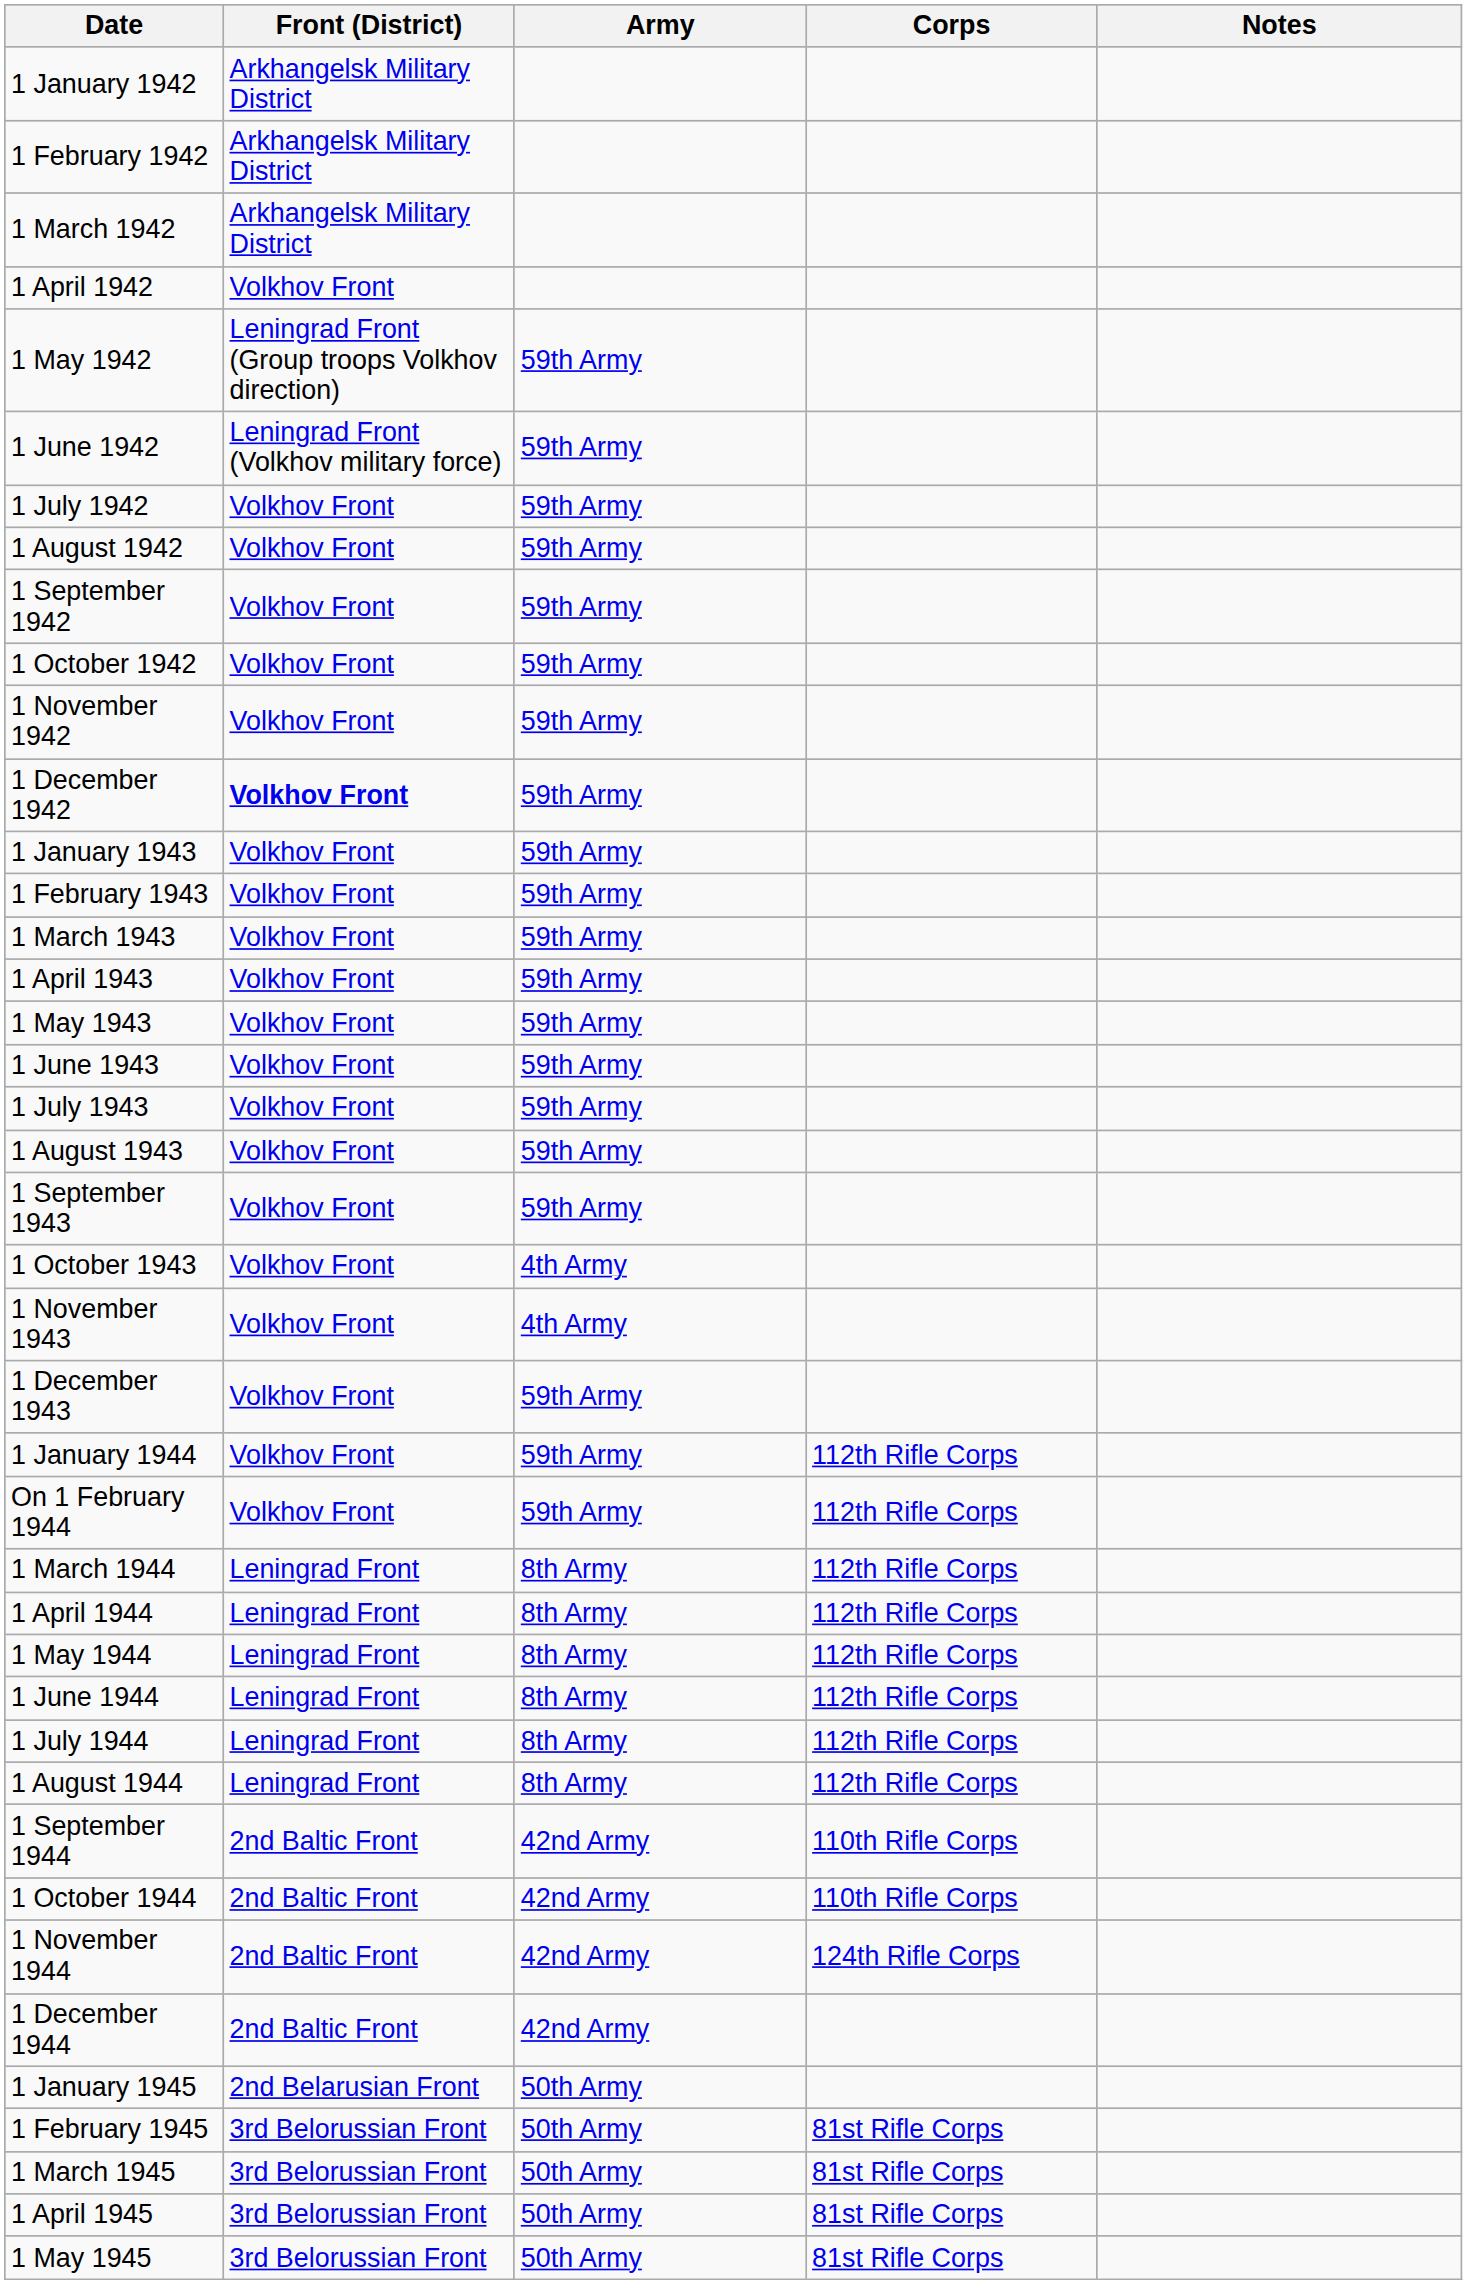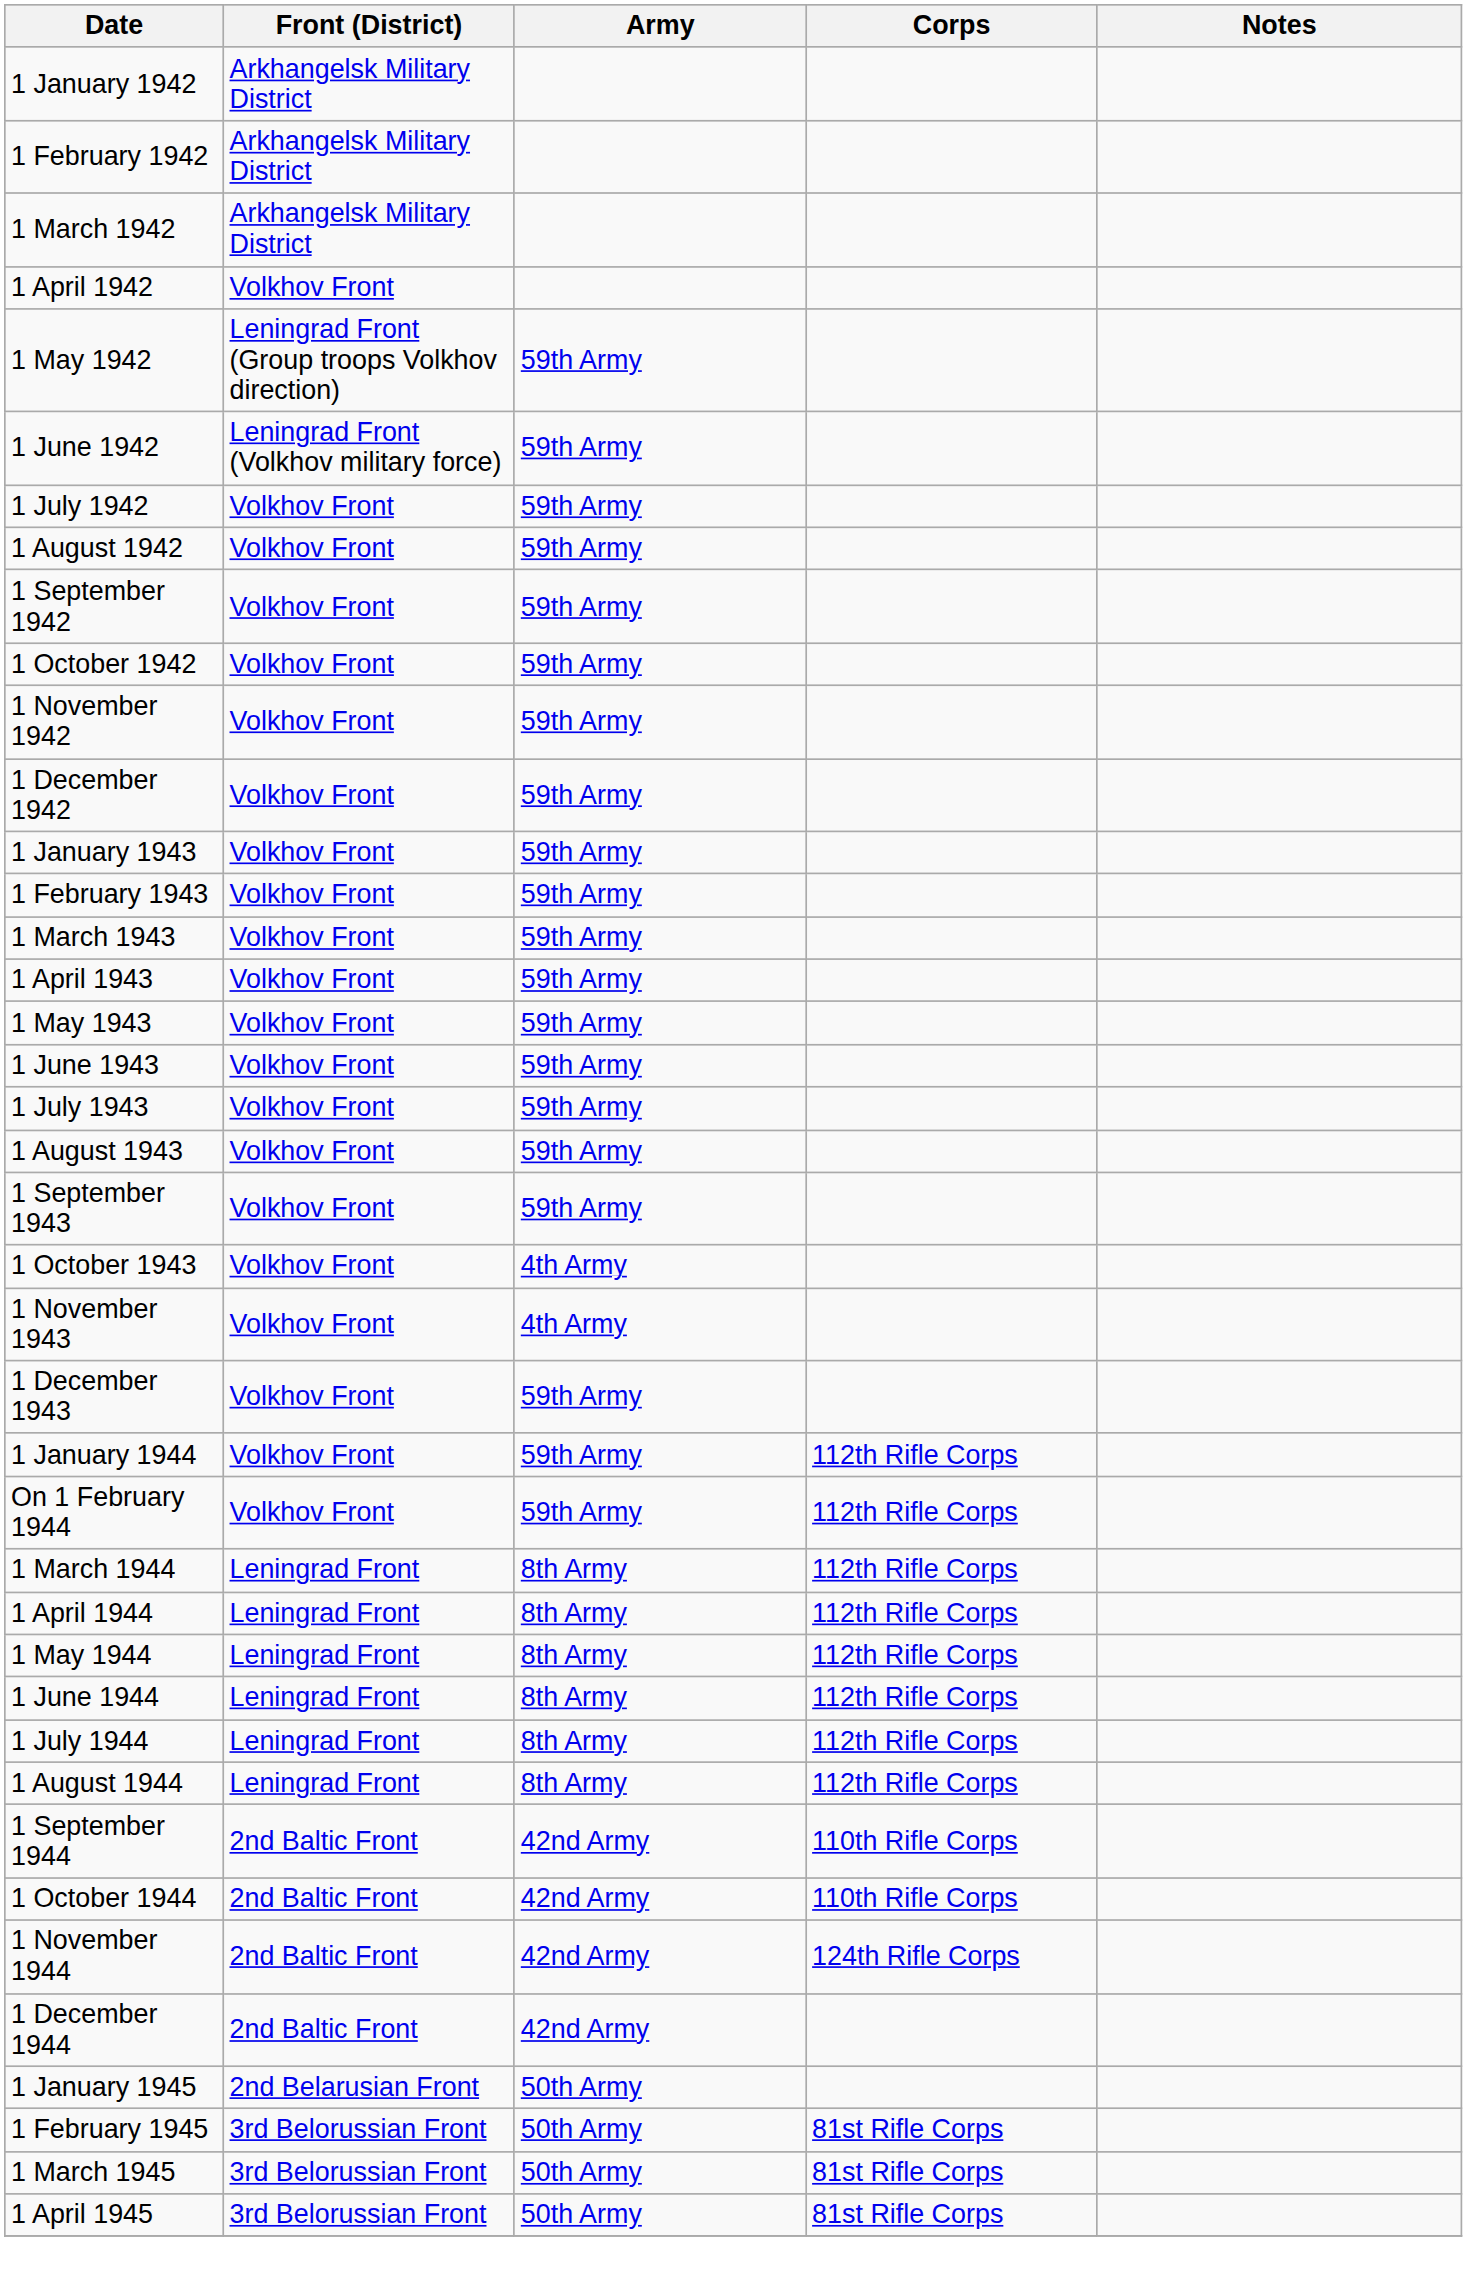(319, 794) bold -> (312, 794) normal
- row: (81, 2257)
